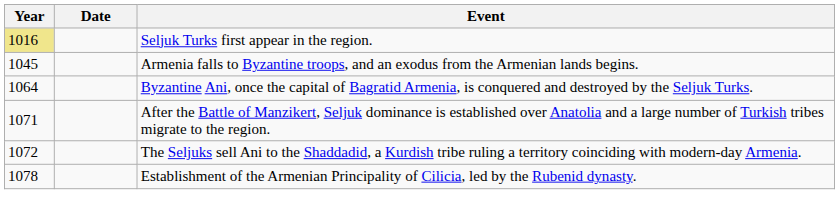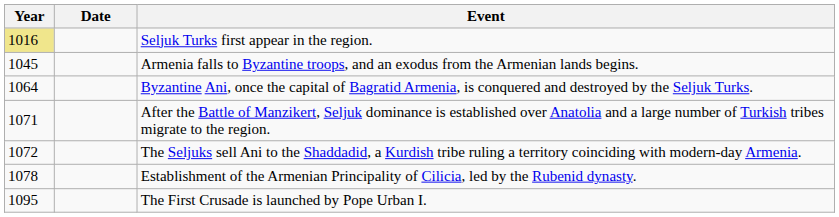+ row: (284, 200)
